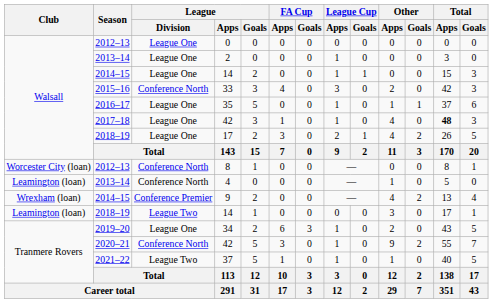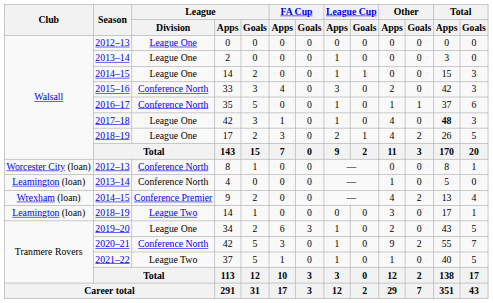(173, 105) League One -> (173, 105) Conference North
